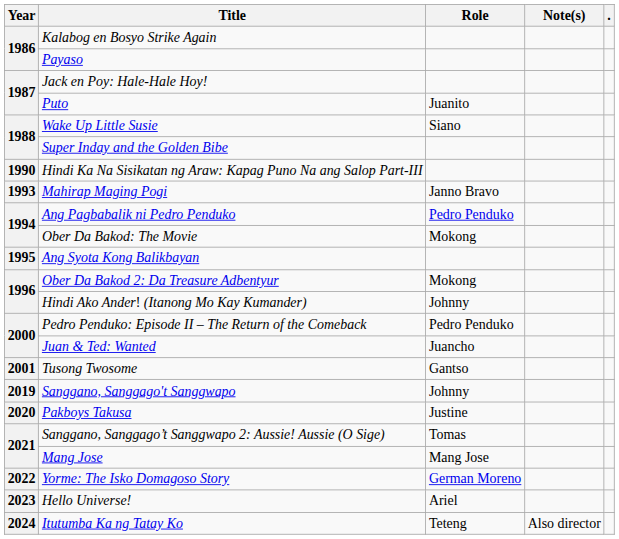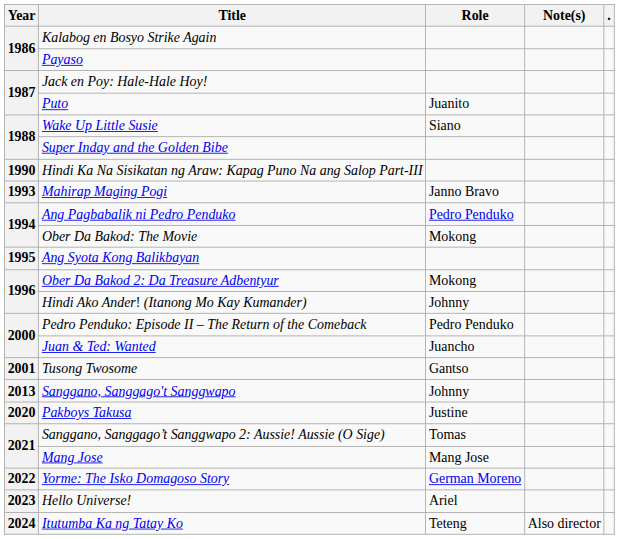(22, 390) 2019 -> (22, 390) 2013
